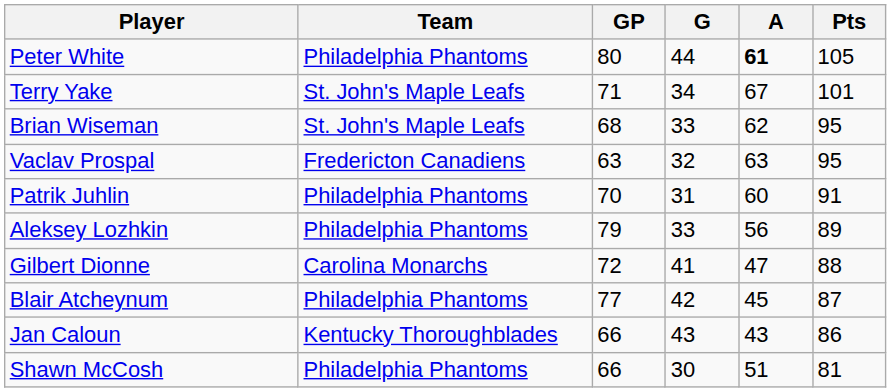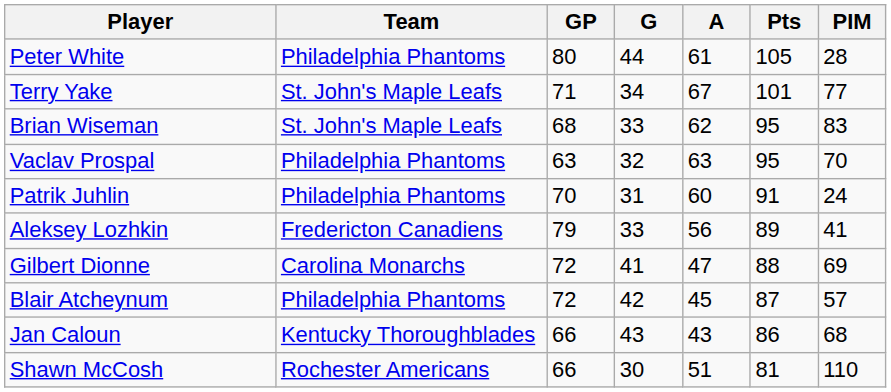+ column: (852, 21)
(756, 56) bold -> (700, 56) normal
(414, 160) Fredericton Canadiens -> (393, 160) Philadelphia Phantoms
(416, 230) Philadelphia Phantoms -> (392, 230) Fredericton Canadiens
(609, 299) 77 -> (564, 299) 72
(416, 369) Philadelphia Phantoms -> (385, 369) Rochester Americans
